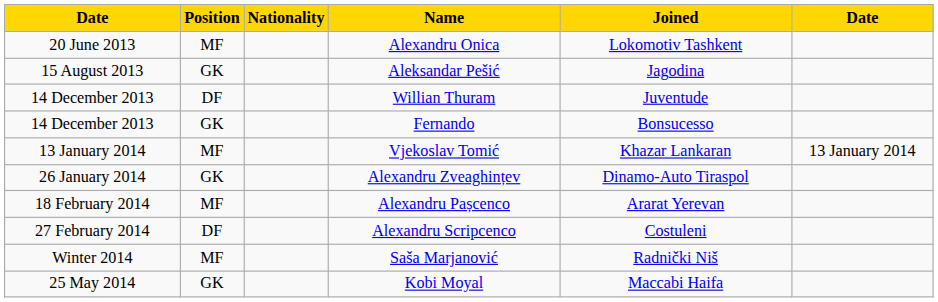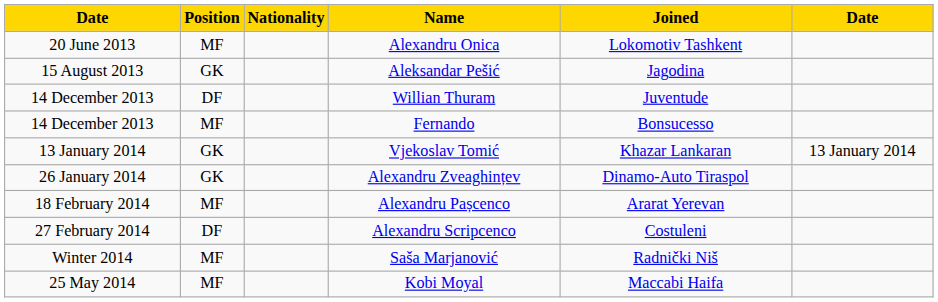(212, 124) GK -> (212, 124) MF
(212, 151) MF -> (212, 151) GK
(212, 284) GK -> (212, 284) MF
